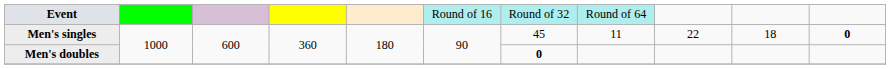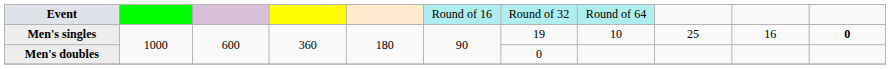(539, 34) 45 -> (539, 34) 19
(616, 34) 11 -> (616, 34) 10
(693, 34) 22 -> (693, 34) 25
(770, 34) 18 -> (770, 34) 16
(539, 54) bold -> (539, 54) normal
